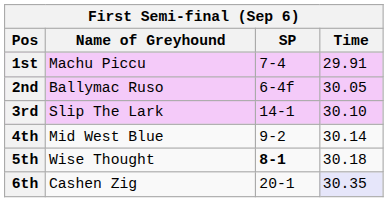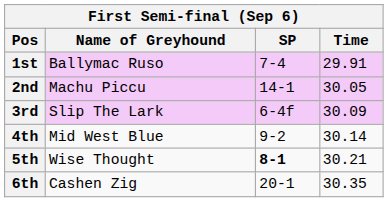(97, 64) Machu Piccu -> (106, 64) Ballymac Ruso
(106, 88) Ballymac Ruso -> (97, 88) Machu Piccu
(277, 88) 6-4f -> (277, 88) 14-1
(277, 112) 14-1 -> (277, 112) 6-4f
(345, 112) 30.10 -> (345, 112) 30.09
(345, 160) 30.18 -> (345, 160) 30.21
(345, 184) lavender background -> (345, 184) no background
